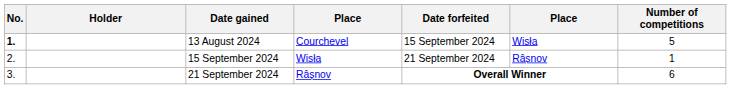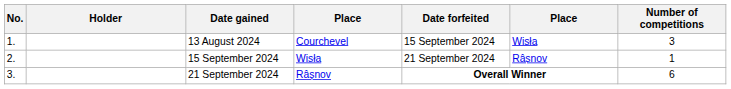(11, 41) bold -> (11, 41) normal
(672, 41) 5 -> (672, 41) 3
